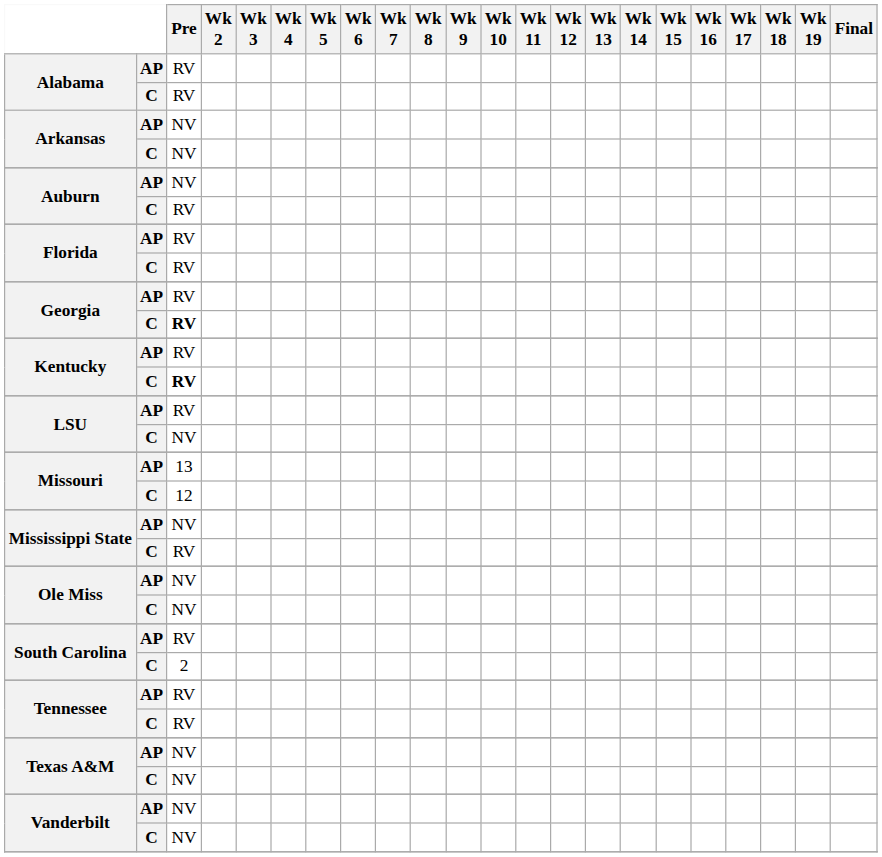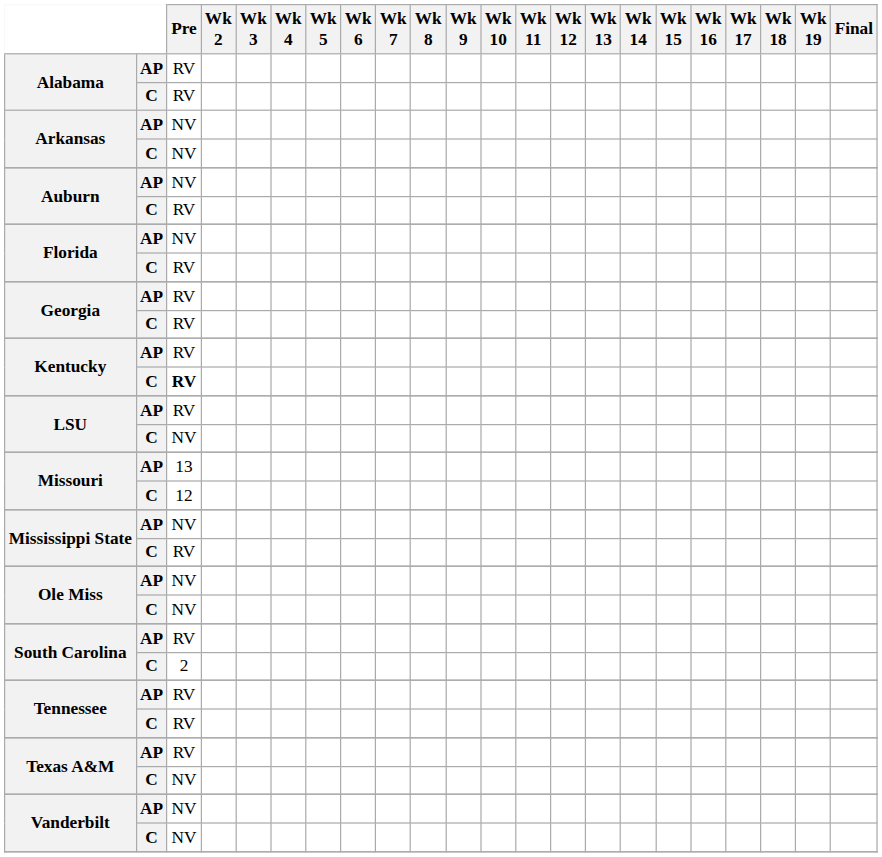(184, 239) RV -> (184, 239) NV
(184, 324) bold -> (184, 324) normal
(184, 752) NV -> (184, 752) RV
